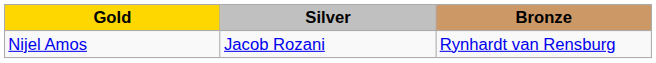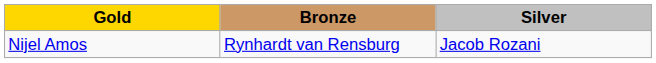columns swapped: (328, 17) <-> (544, 17)
